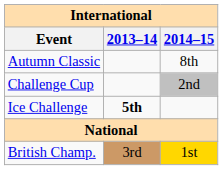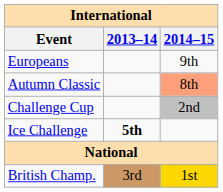+ row: (38, 61)
(189, 61) no background -> (189, 84) lightsalmon background
